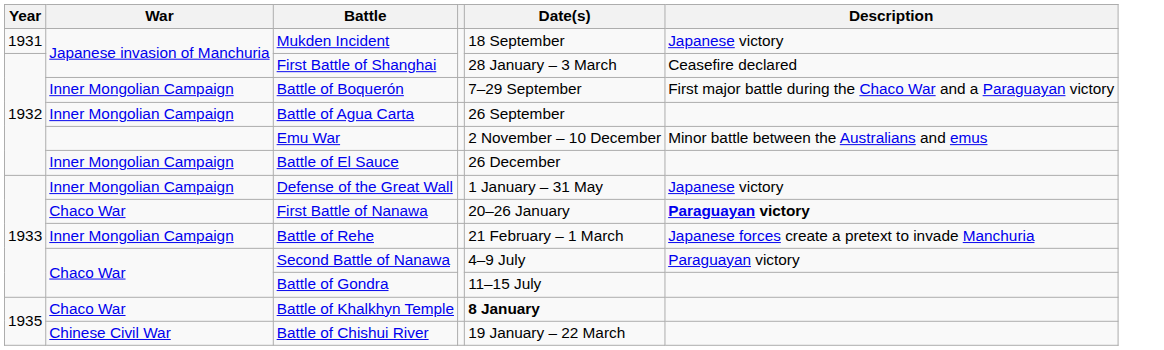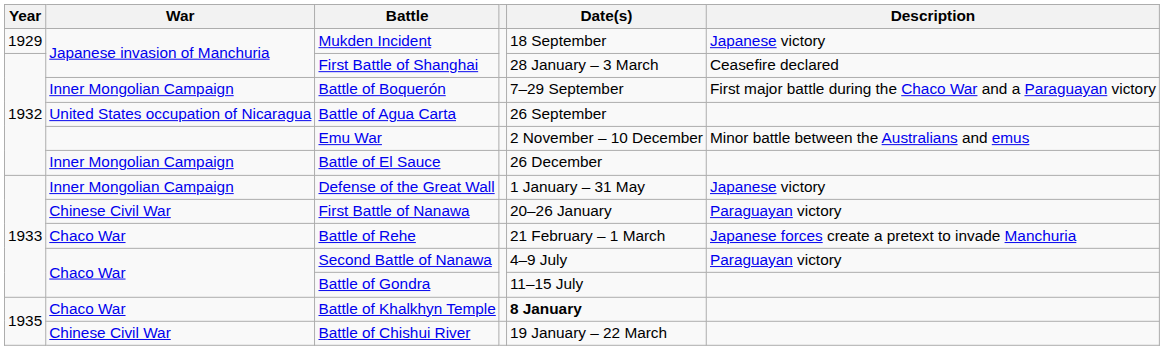(25, 41) 1931 -> (25, 41) 1929
(141, 114) Inner Mongolian Campaign -> (180, 114) United States occupation of Nicaragua
(87, 211) Chaco War -> (110, 211) Chinese Civil War
(739, 211) bold -> (776, 211) normal
(141, 235) Inner Mongolian Campaign -> (87, 235) Chaco War
